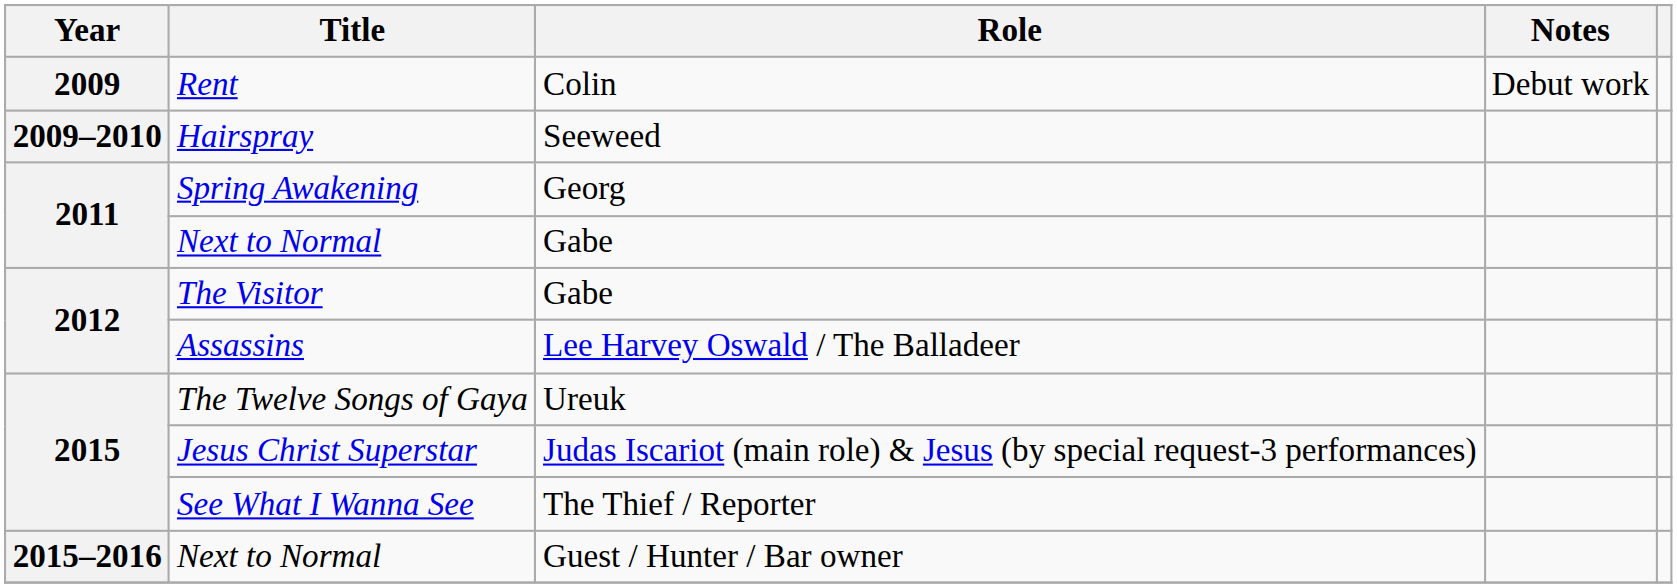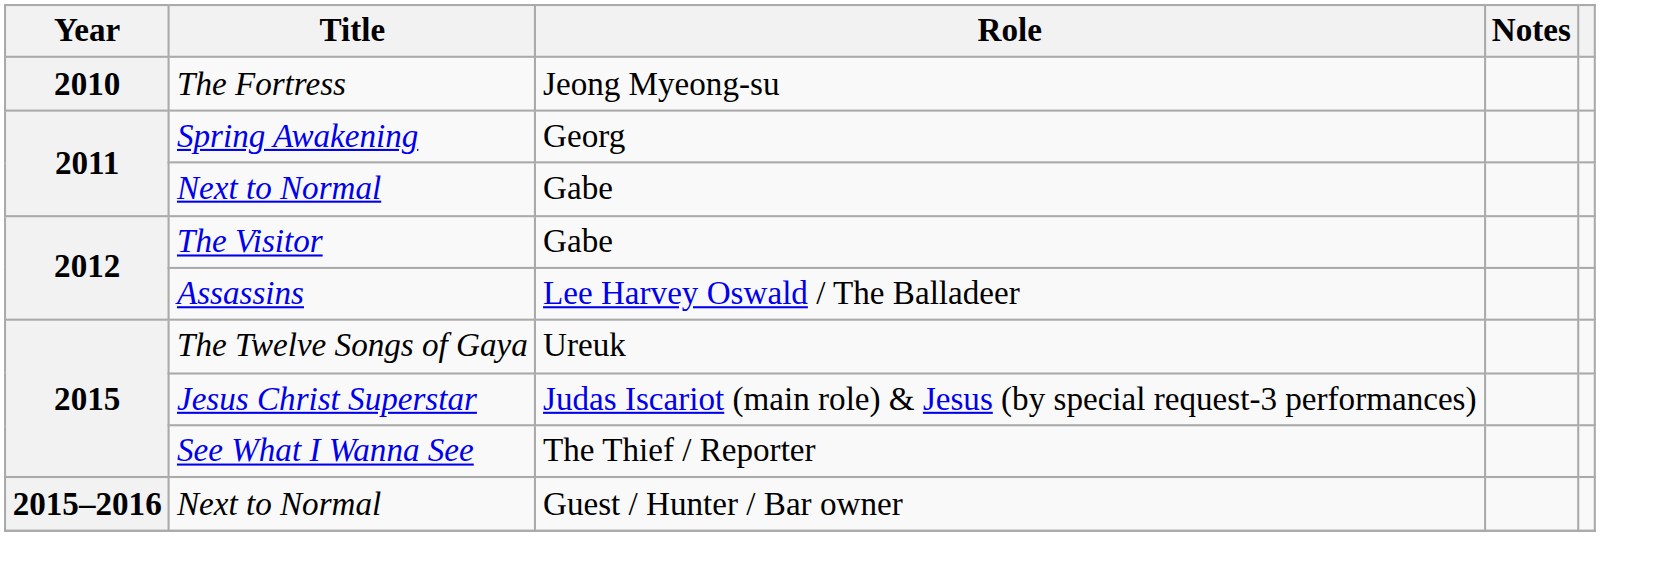- row: (87, 83)
- row: (87, 135)
+ row: (87, 83)
